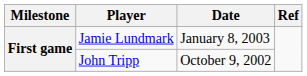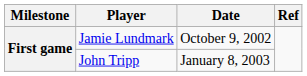(225, 37) January 8, 2003 -> (226, 37) October 9, 2002
(226, 60) October 9, 2002 -> (225, 60) January 8, 2003
